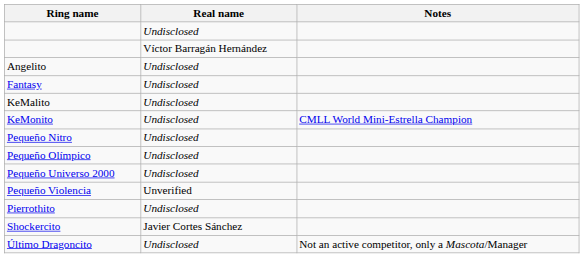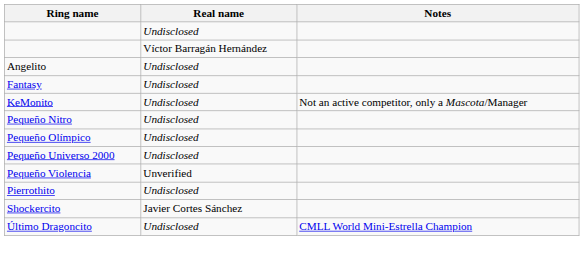- row: (28, 102)
(386, 119) CMLL World Mini-Estrella Champion -> (413, 102) Not an active competitor, only a Mascota/Manager
(413, 244) Not an active competitor, only a Mascota/Manager -> (386, 226) CMLL World Mini-Estrella Champion
